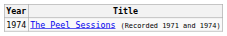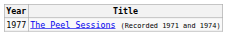(16, 25) 1974 -> (16, 25) 1977
